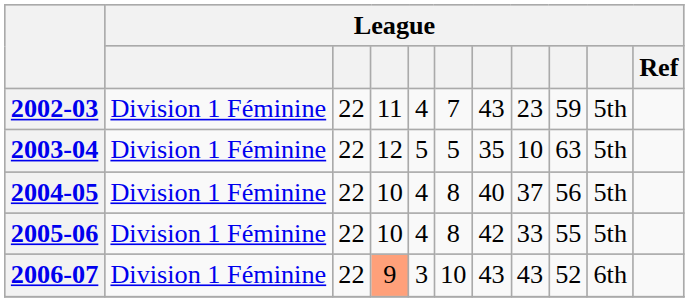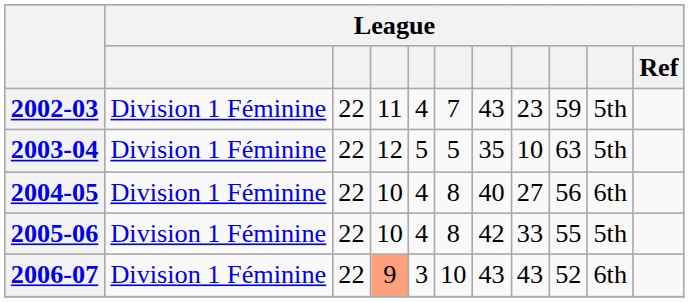(530, 191) 37 -> (530, 191) 27
(610, 191) 5th -> (610, 191) 6th
